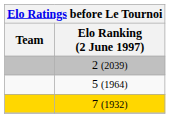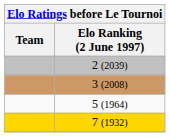+ row: (110, 84)
